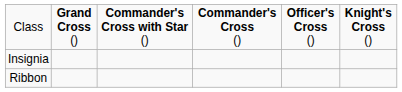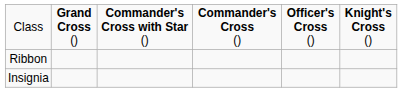rows swapped: (28, 78) <-> (28, 59)
